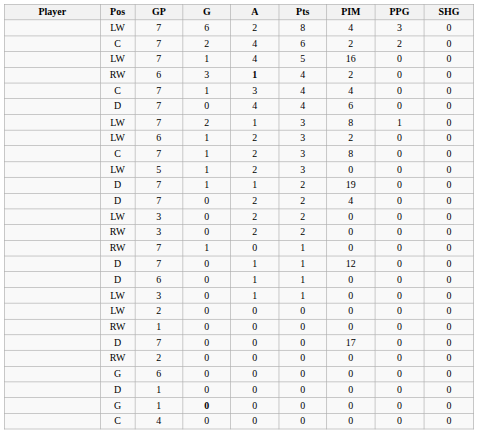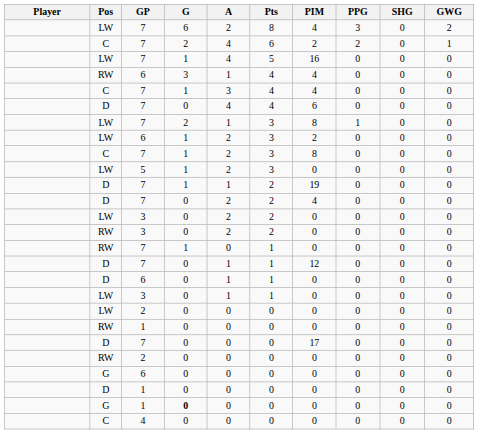+ column: (449, 12)
(255, 75) bold -> (229, 75) normal
(351, 75) 2 -> (314, 75) 4
